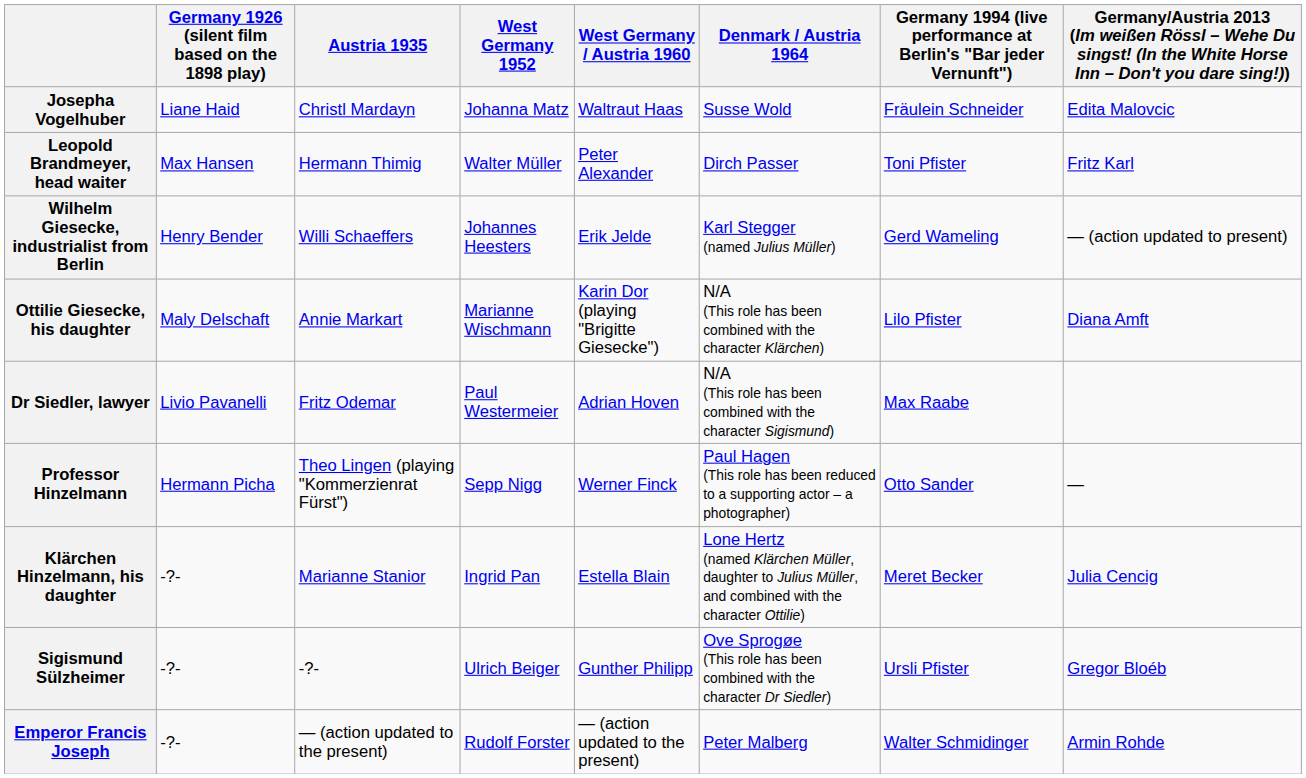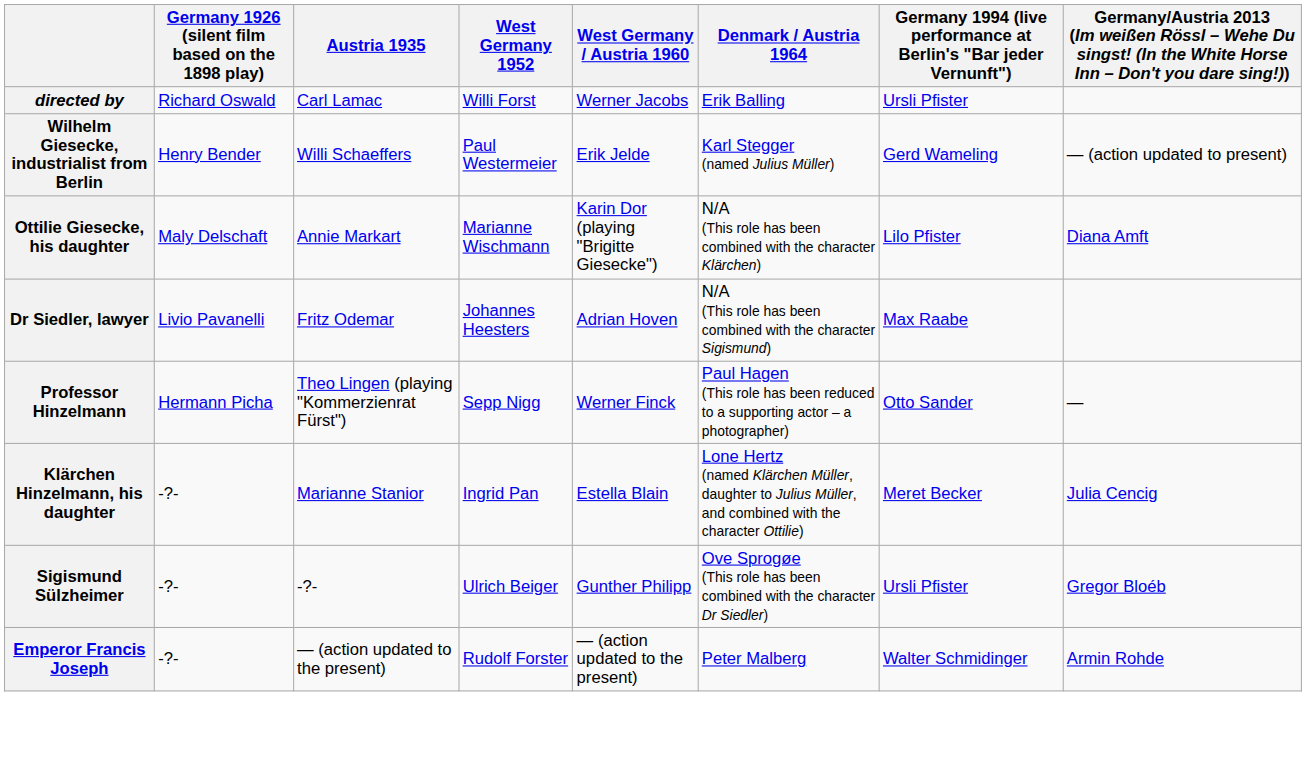+ row: (79, 100)
- row: (80, 109)
- row: (80, 164)
(500, 237) Johannes Heesters -> (510, 154) Paul Westermeier
(511, 402) Paul Westermeier -> (499, 319) Johannes Heesters
